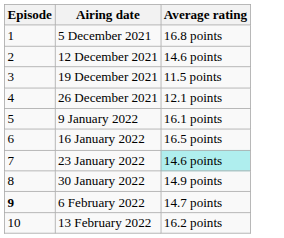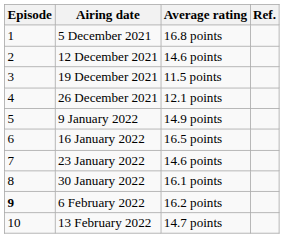+ column: (265, 14)
(193, 118) 16.1 points -> (193, 118) 14.9 points
(193, 160) paleturquoise background -> (193, 160) no background
(193, 181) 14.9 points -> (193, 181) 16.1 points
(193, 202) 14.7 points -> (193, 202) 16.2 points
(193, 222) 16.2 points -> (193, 222) 14.7 points
